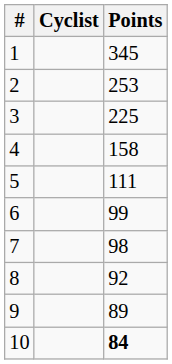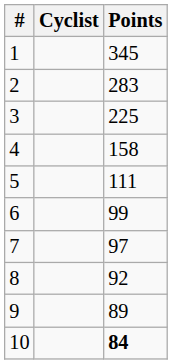(123, 85) 253 -> (123, 85) 283
(118, 246) 98 -> (118, 246) 97
